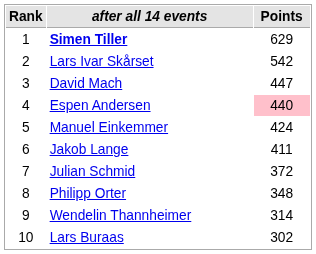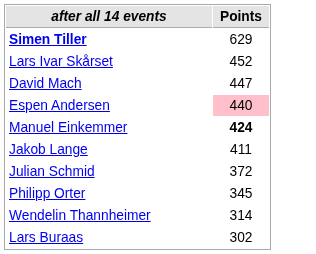- column: (26, 16)
(282, 62) 542 -> (241, 62) 452
(282, 128) normal -> (241, 128) bold
(282, 194) 348 -> (241, 194) 345
